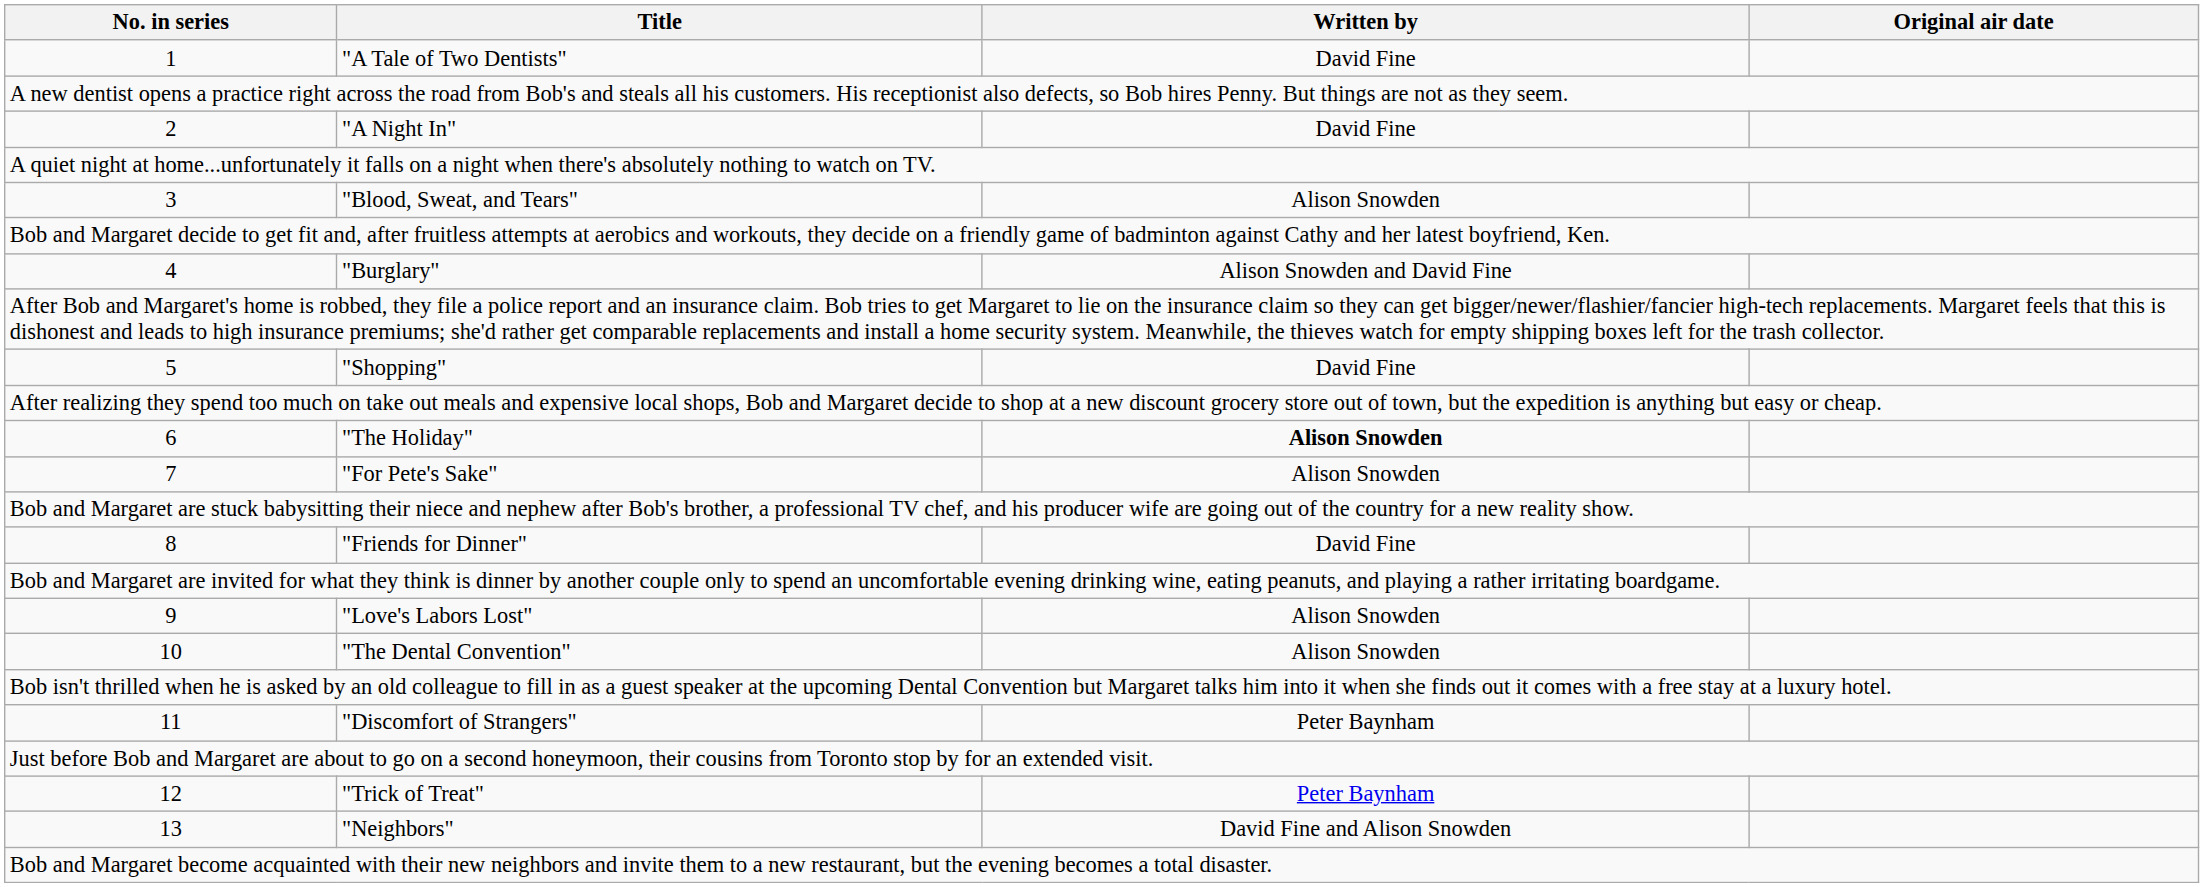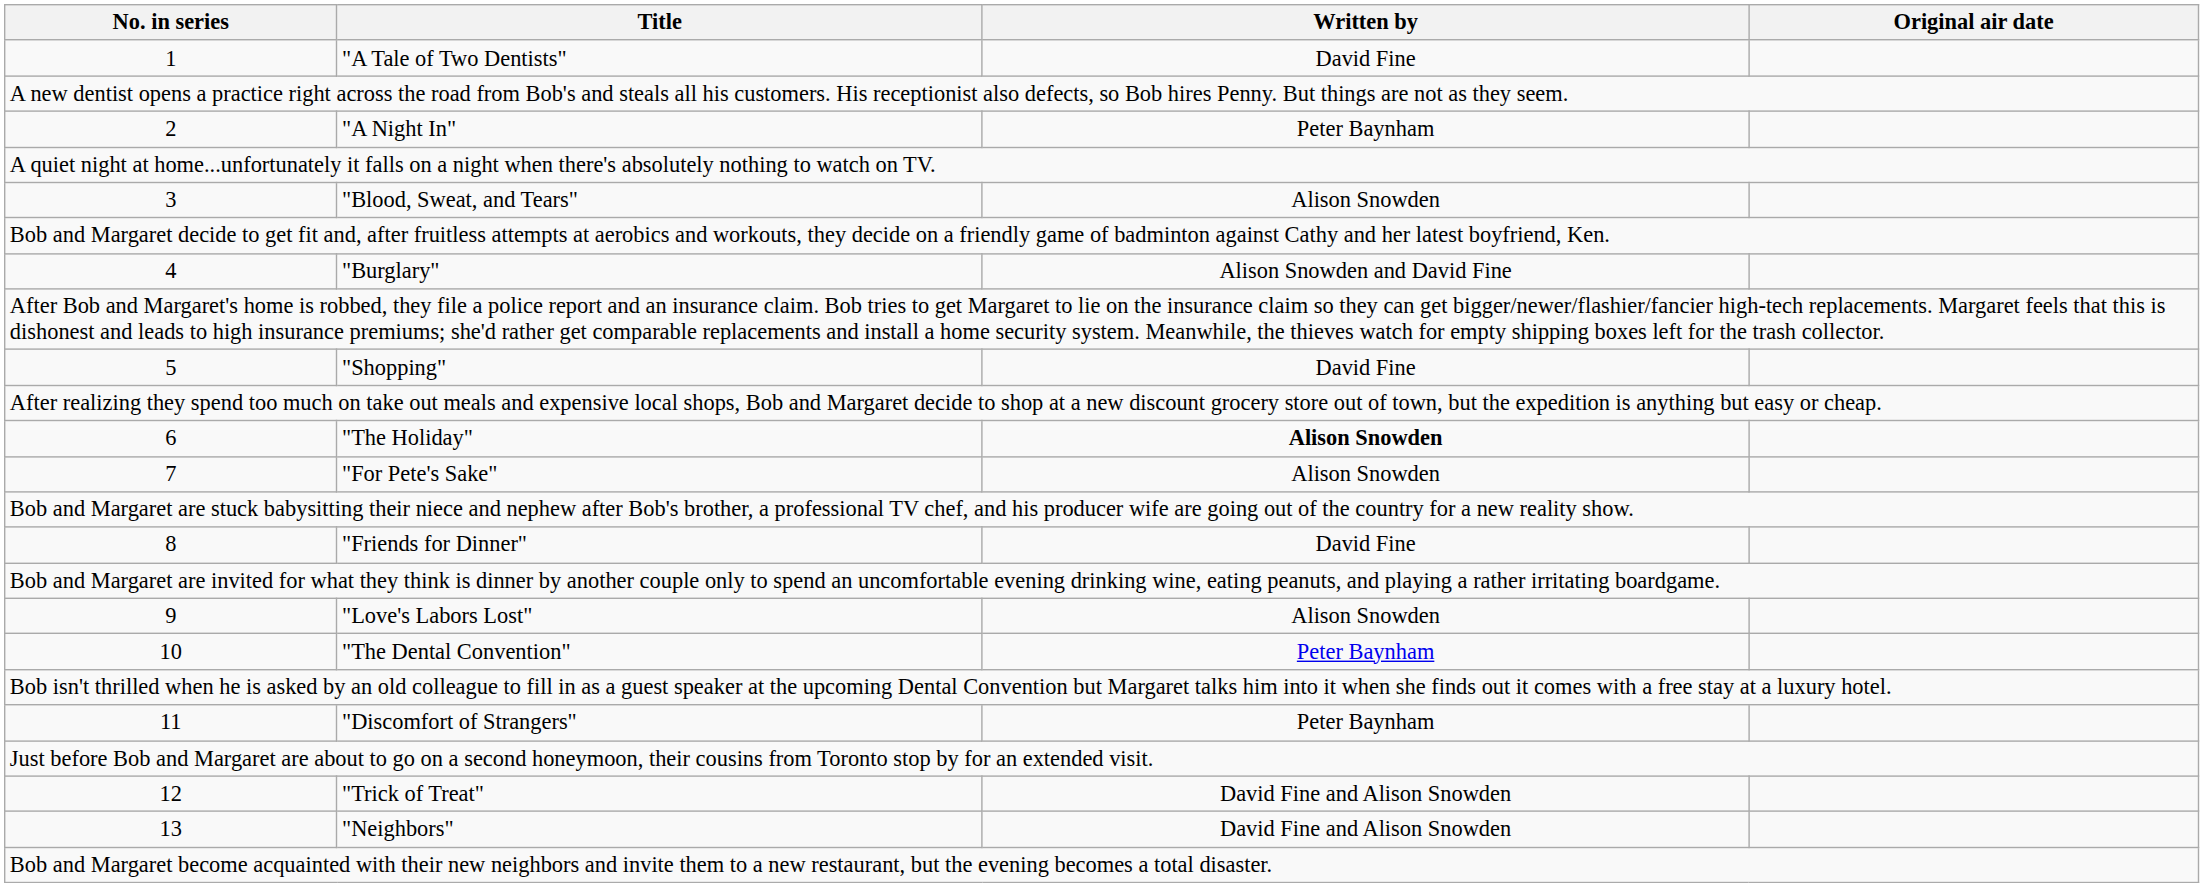(1366, 128) David Fine -> (1366, 128) Peter Baynham
(1366, 651) Alison Snowden -> (1366, 651) Peter Baynham
(1366, 793) Peter Baynham -> (1366, 793) David Fine and Alison Snowden
